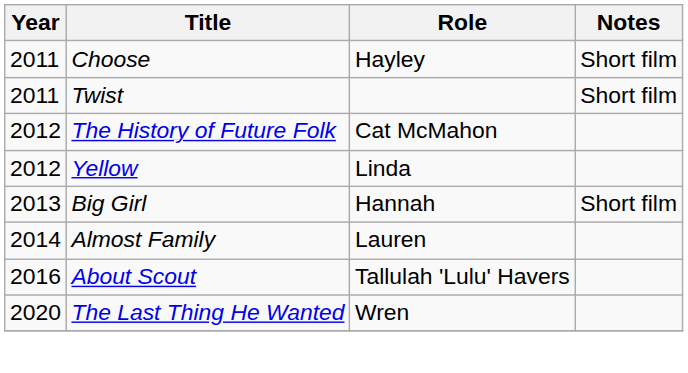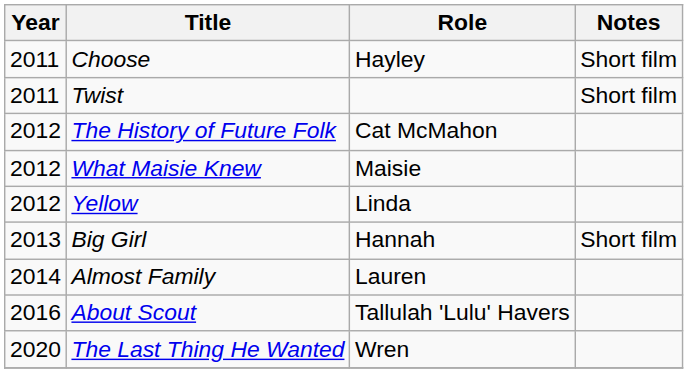+ row: (166, 167)
